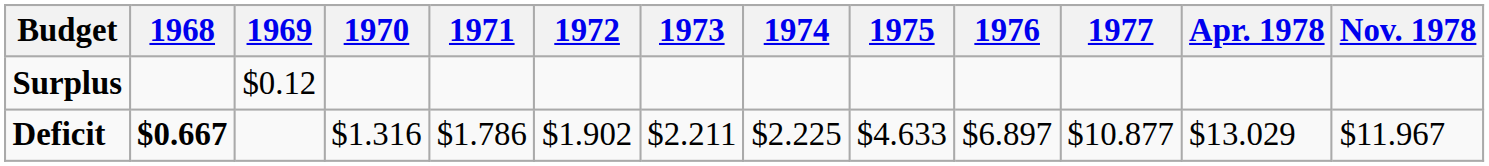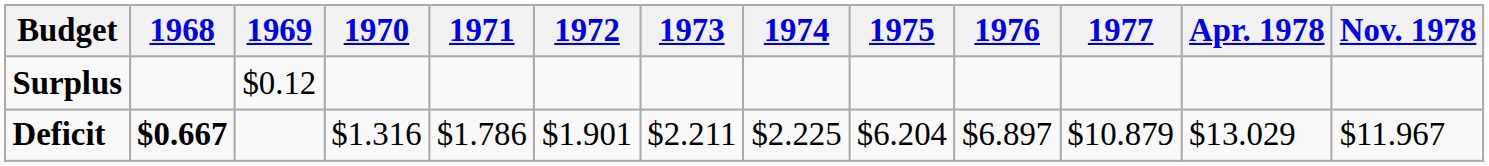(587, 134) $1.902 -> (587, 134) $1.901
(902, 134) $4.633 -> (902, 134) $6.204
(1121, 134) $10.877 -> (1121, 134) $10.879
